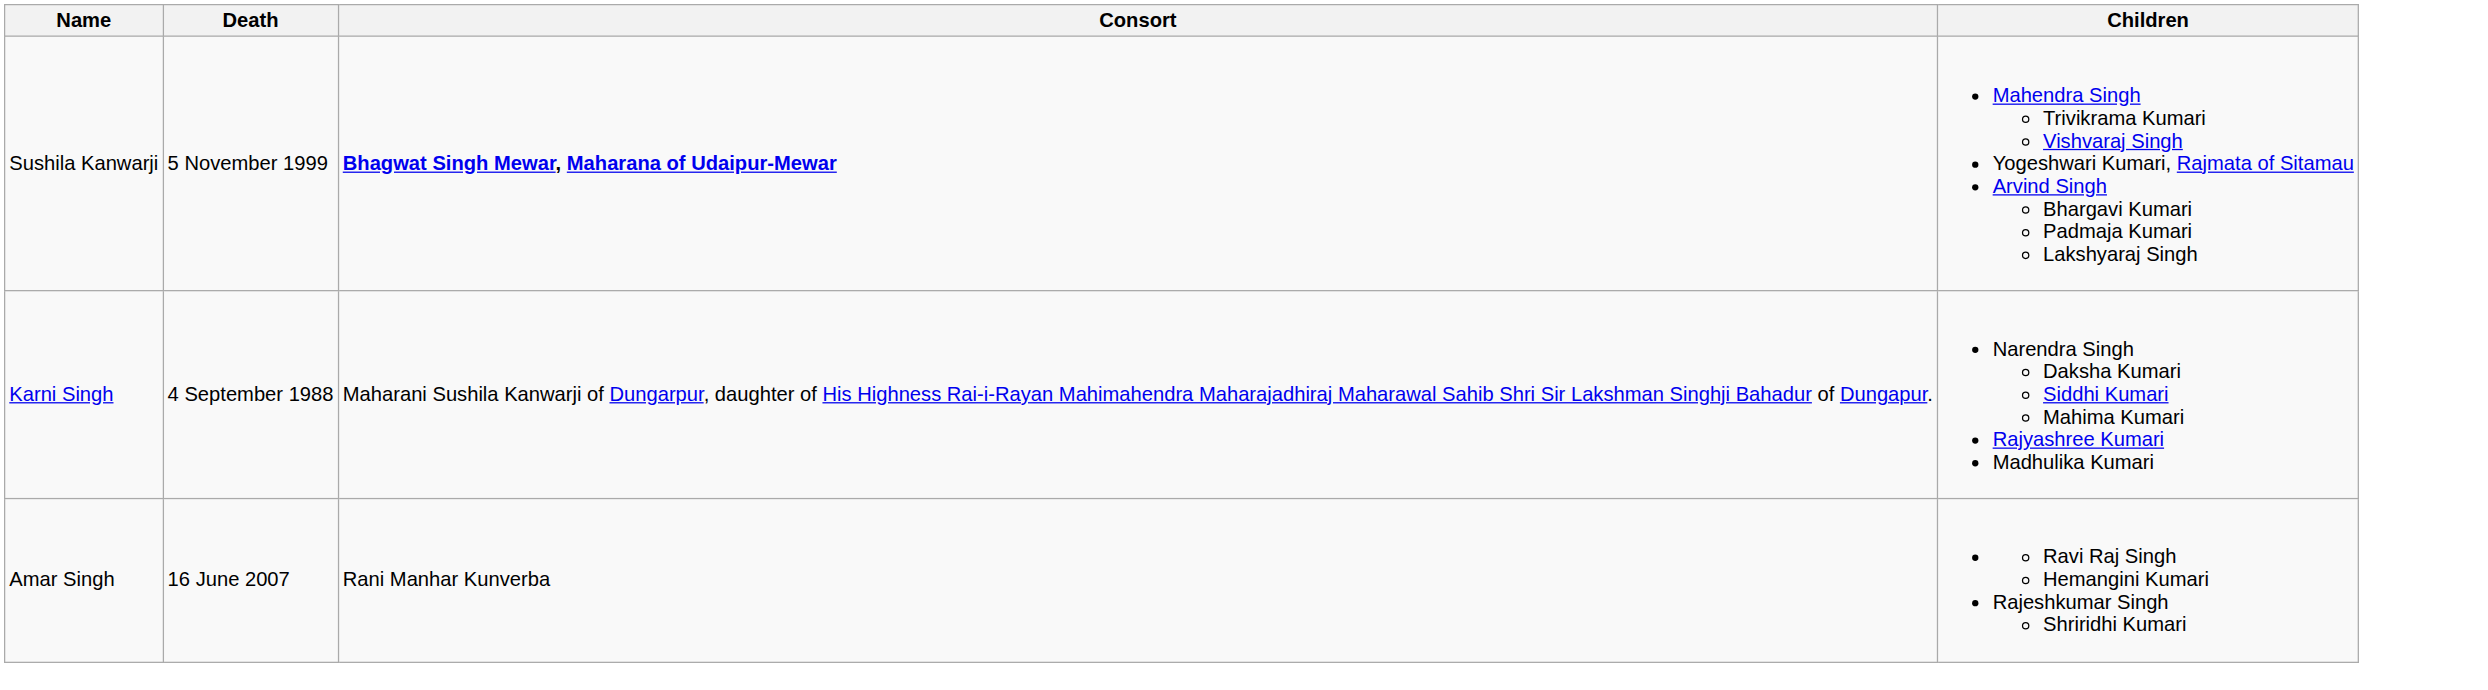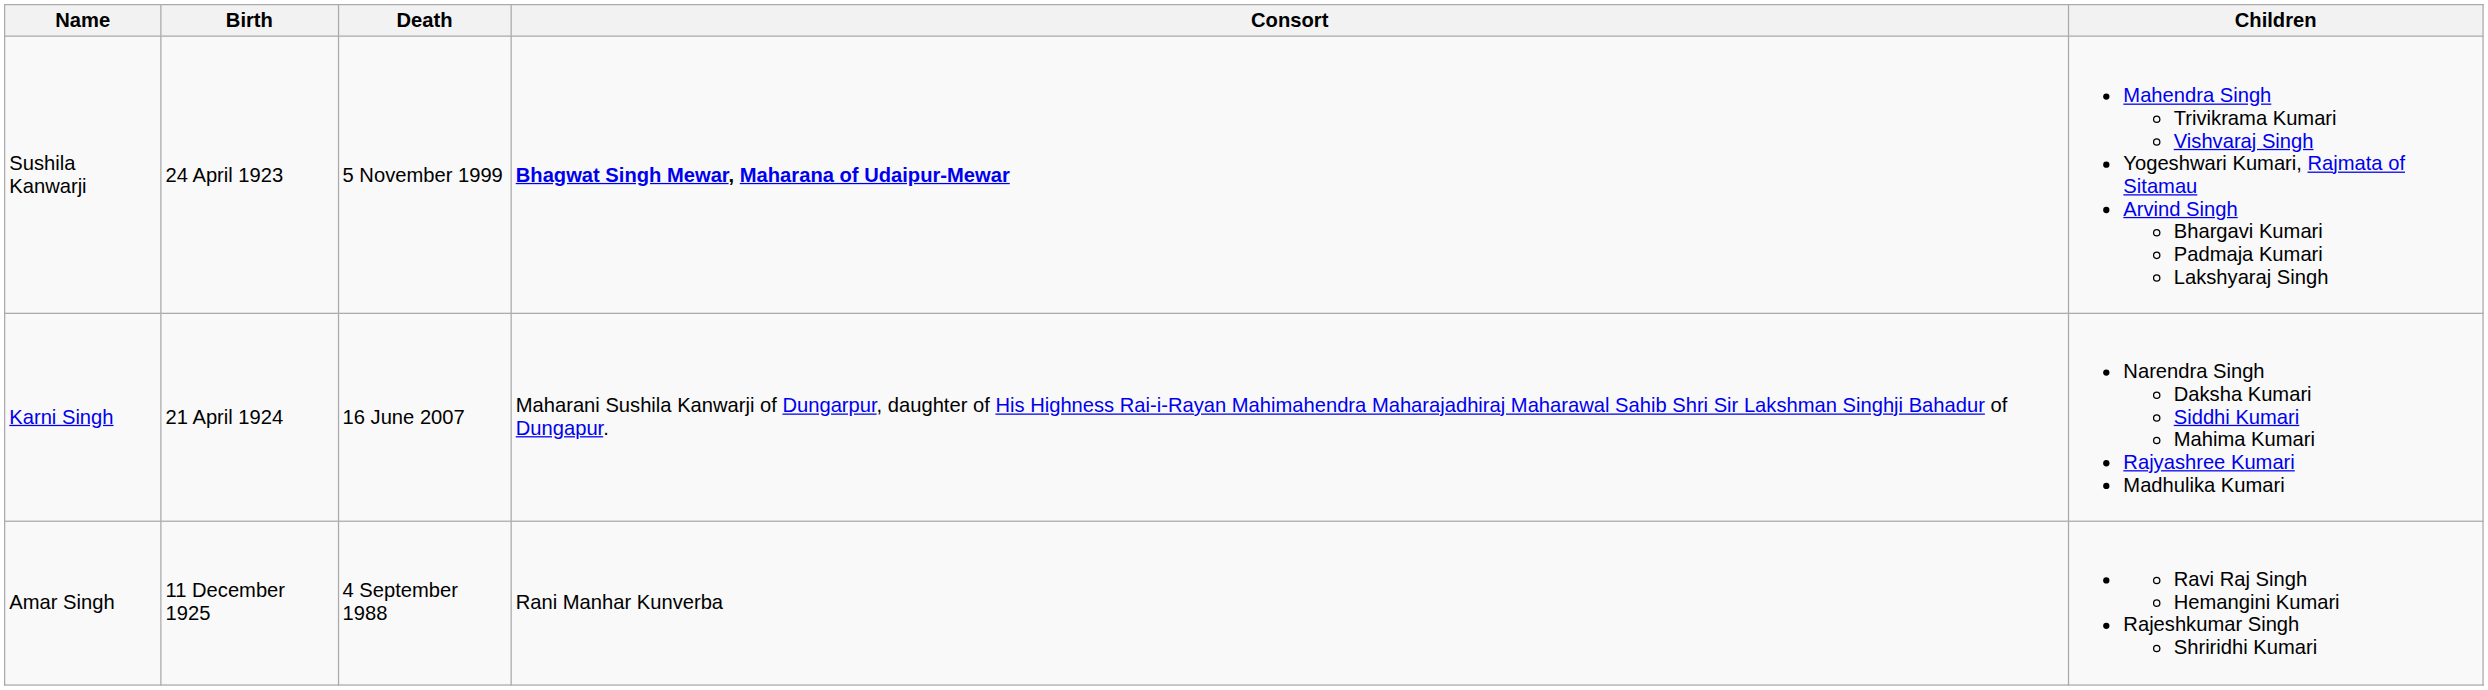+ column: (249, 20)
(251, 394) 4 September 1988 -> (404, 417) 16 June 2007
(229, 580) 16 June 2007 -> (400, 602) 4 September 1988
